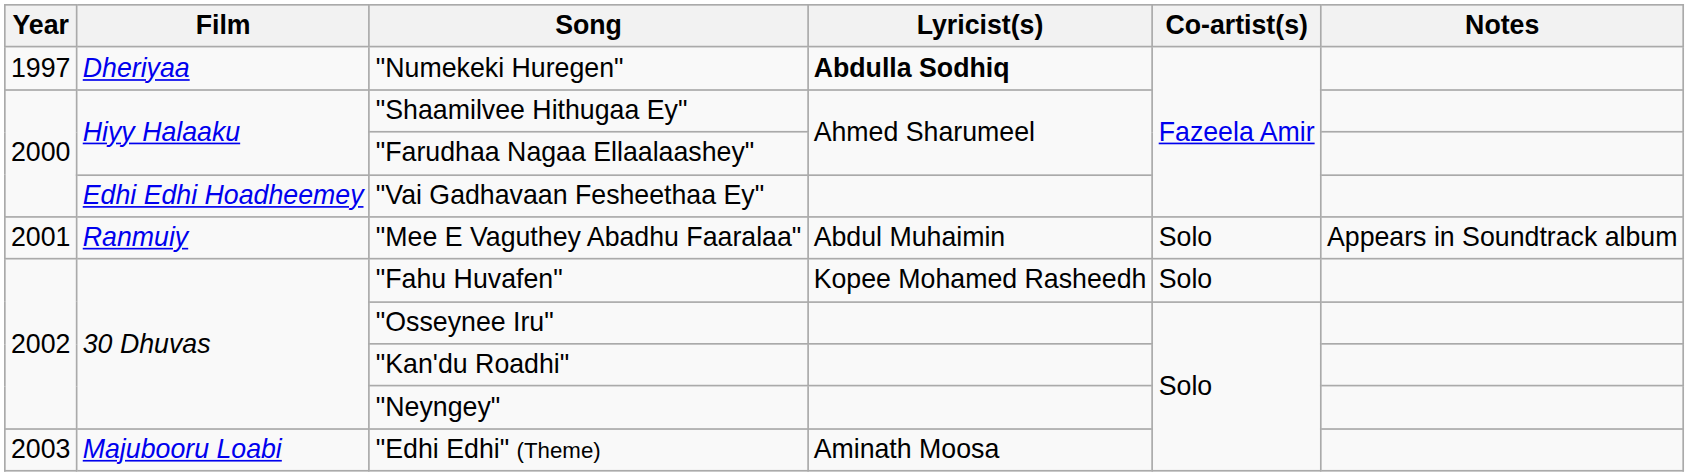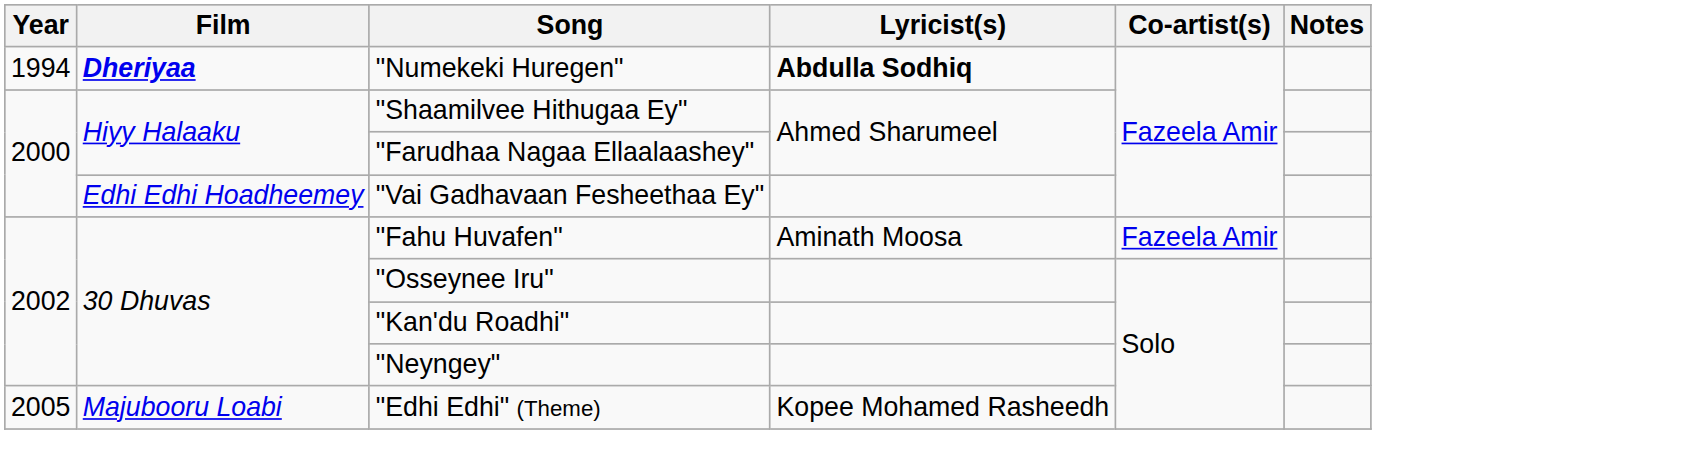(41, 68) 1997 -> (41, 68) 1994
(136, 68) normal -> (139, 68) bold
- row: (589, 237)
(980, 279) Kopee Mohamed Rasheedh -> (869, 237) Aminath Moosa
(1185, 279) Solo -> (1200, 237) Fazeela Amir
(41, 449) 2003 -> (41, 407) 2005
(906, 449) Aminath Moosa -> (943, 407) Kopee Mohamed Rasheedh
